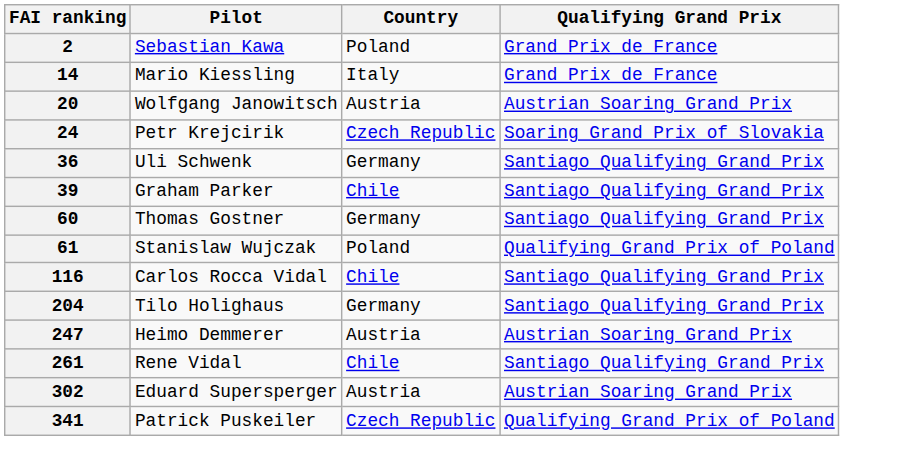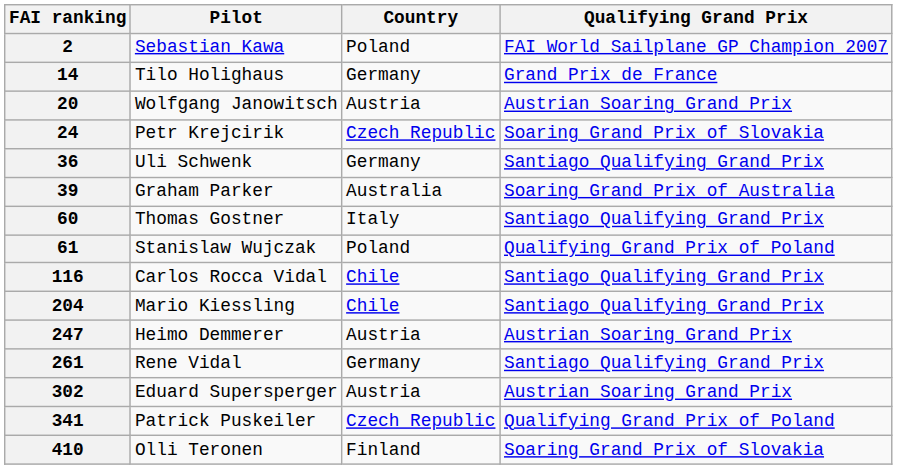(611, 48) Grand Prix de France -> (696, 48) FAI World Sailplane GP Champion 2007
(215, 77) Mario Kiessling -> (210, 77) Tilo Holighaus
(373, 77) Italy -> (383, 77) Germany
(373, 192) Chile -> (394, 192) Australia
(664, 192) Santiago Qualifying Grand Prix -> (669, 192) Soaring Grand Prix of Australia
(383, 220) Germany -> (373, 220) Italy
(210, 307) Tilo Holighaus -> (215, 307) Mario Kiessling
(383, 307) Germany -> (373, 307) Chile
(373, 364) Chile -> (383, 364) Germany
+ row: (68, 450)
